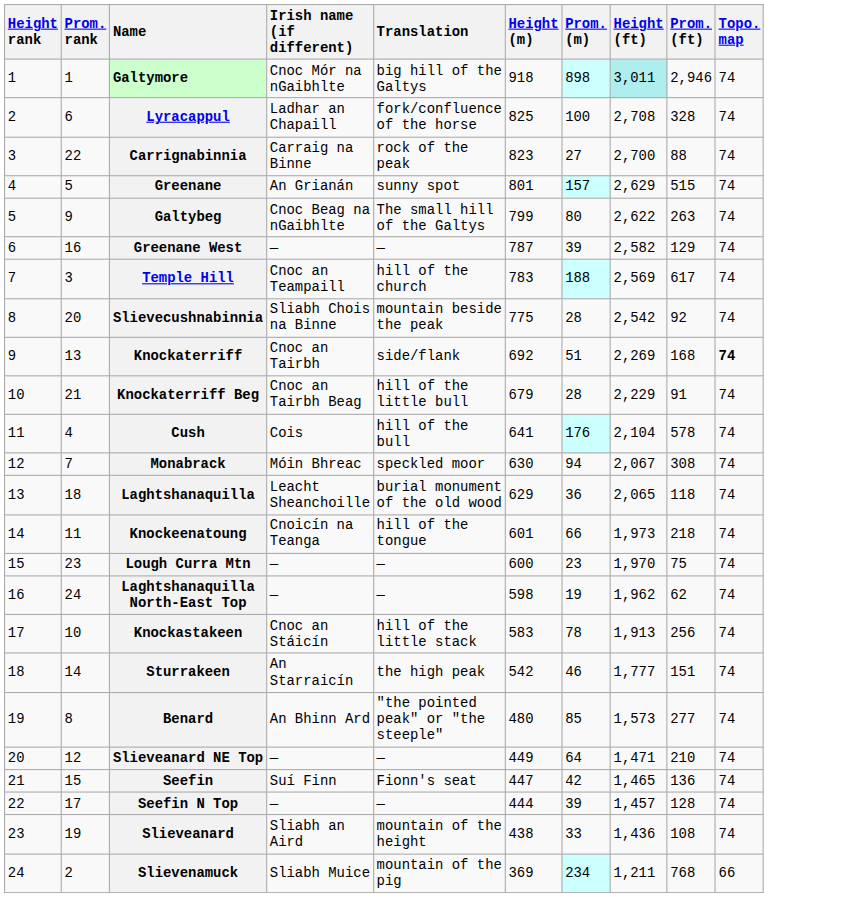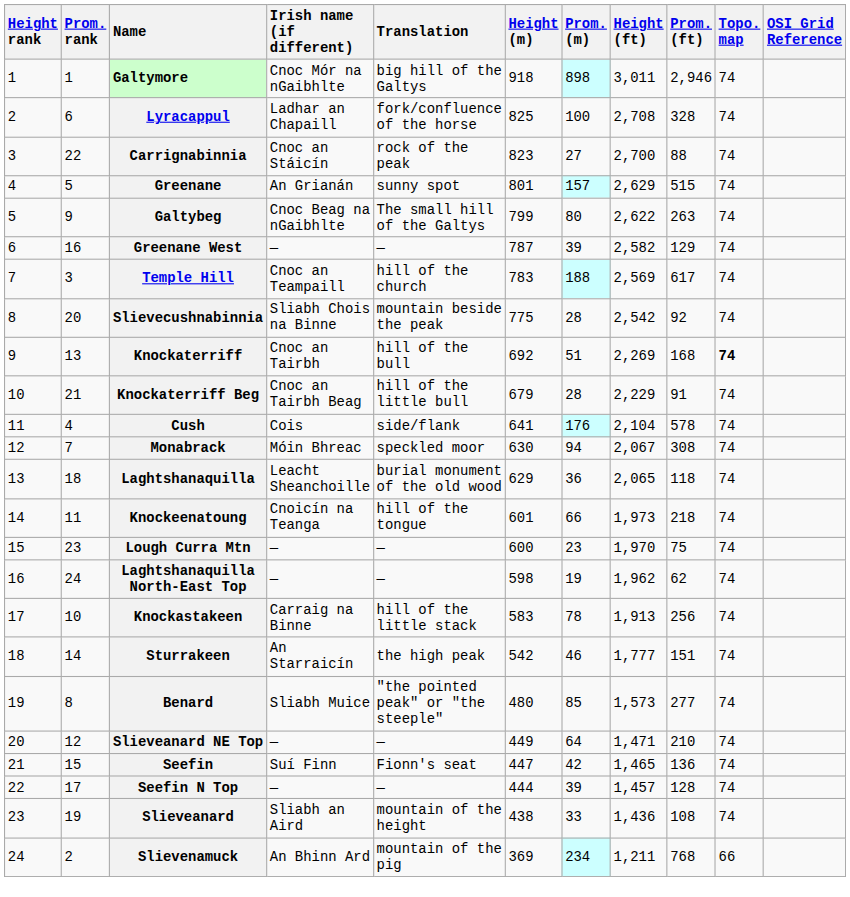+ column: (805, 32)
(634, 79) paleturquoise background -> (634, 79) no background
(312, 156) Carraig na Binne -> (299, 156) Cnoc an Stáicín
(418, 356) side/flank -> (423, 356) hill of the bull
(423, 434) hill of the bull -> (418, 426) side/flank
(299, 634) Cnoc an Stáicín -> (312, 618) Carraig na Binne
(320, 719) An Bhinn Ard -> (320, 703) Sliabh Muice
(320, 873) Sliabh Muice -> (320, 857) An Bhinn Ard
